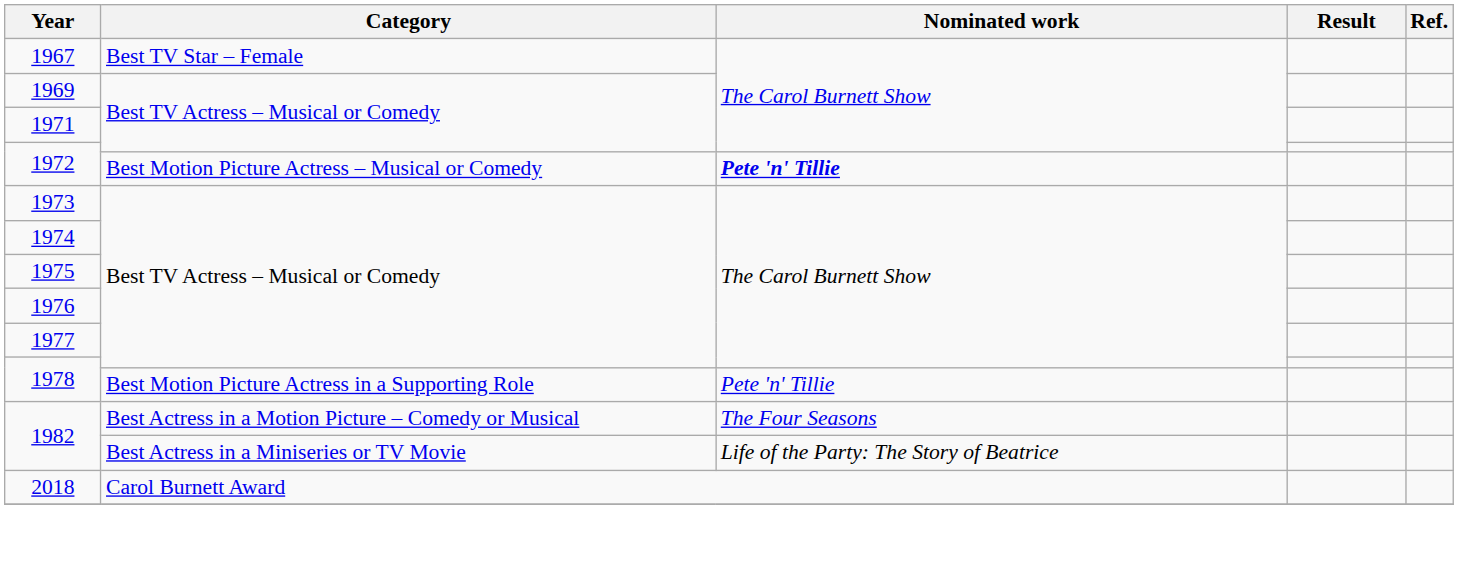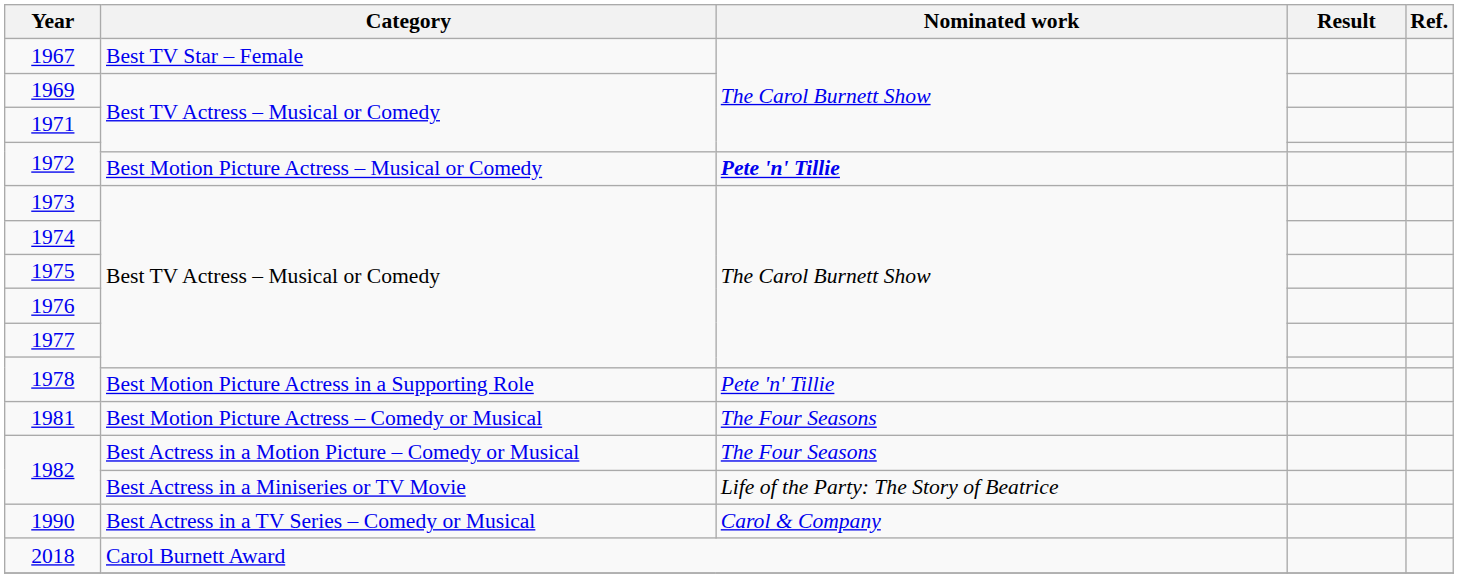+ row: (53, 418)
+ row: (53, 521)
